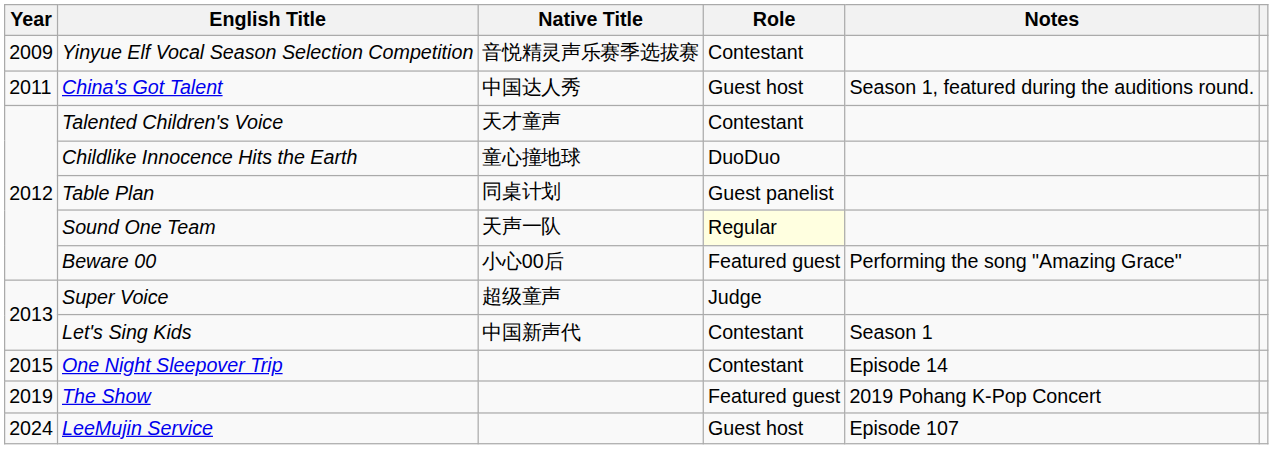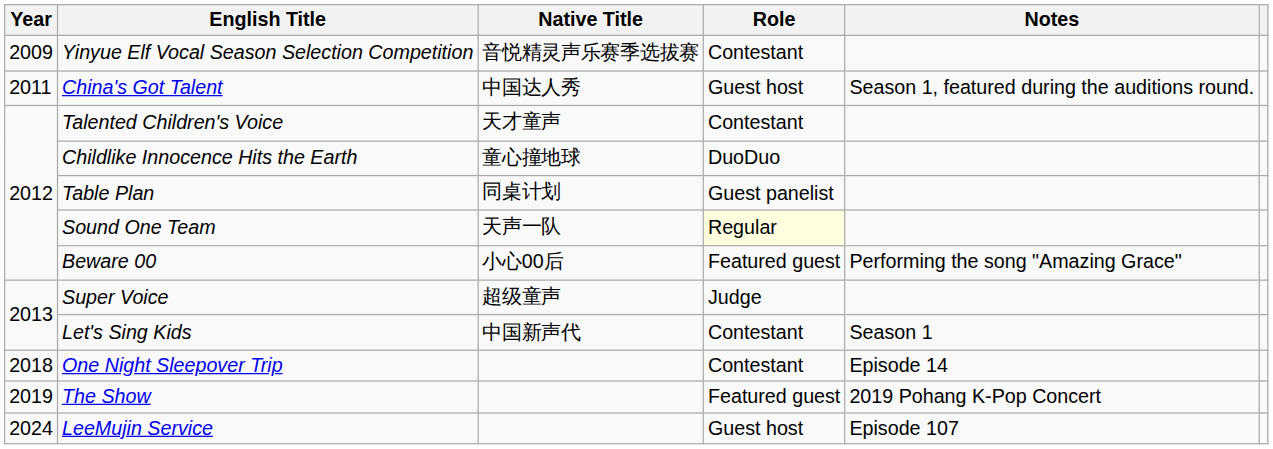(31, 365) 2015 -> (31, 365) 2018
